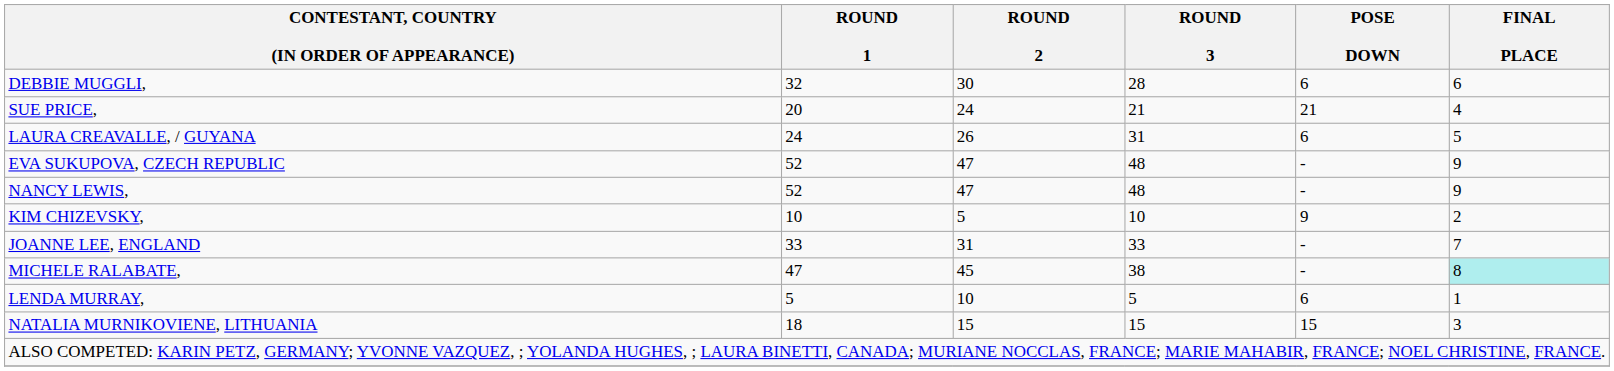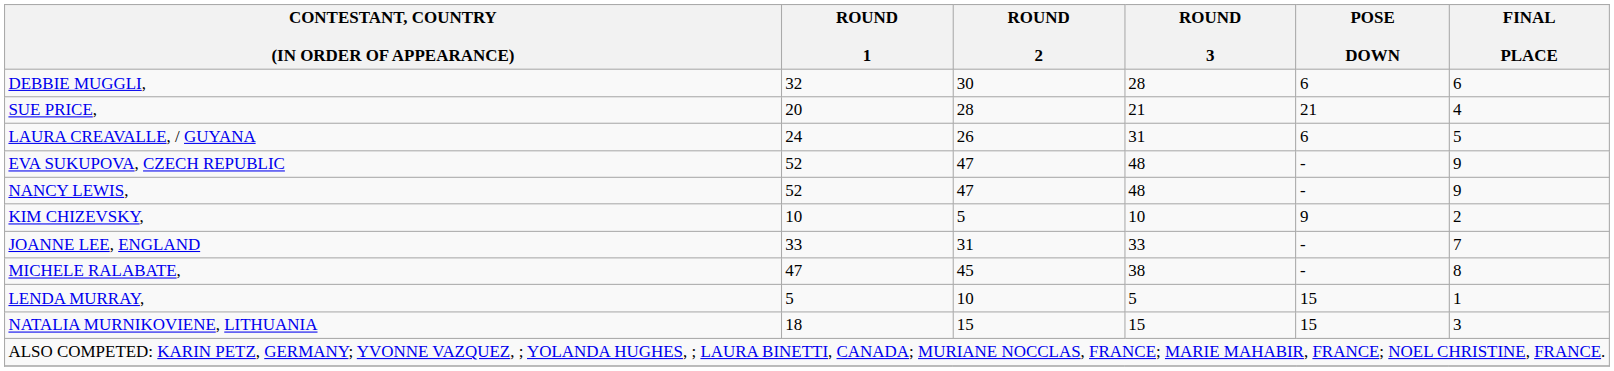(965, 109) 24 -> (965, 109) 28
(1457, 271) paleturquoise background -> (1457, 271) no background
(1304, 298) 6 -> (1308, 298) 15
